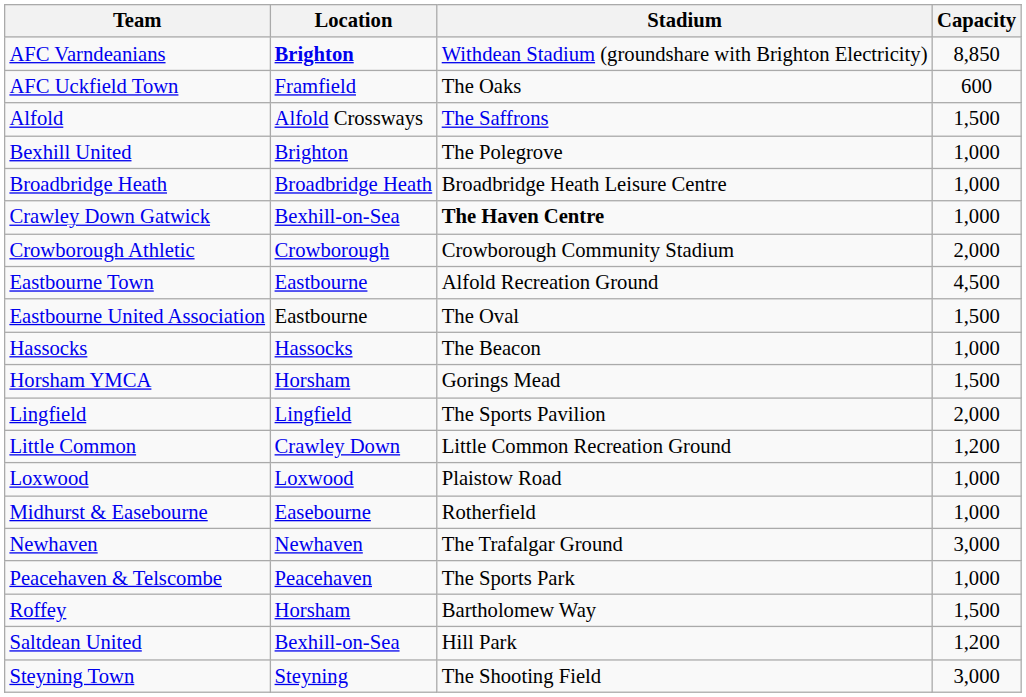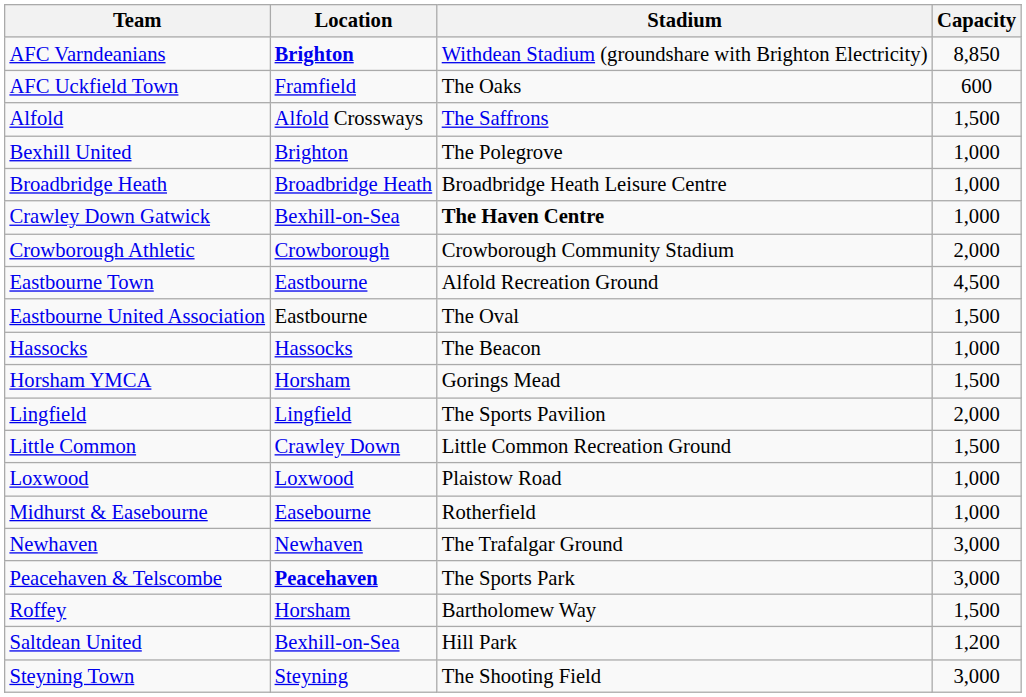(977, 446) 1,200 -> (977, 446) 1,500
(323, 577) normal -> (326, 577) bold
(977, 577) 1,000 -> (977, 577) 3,000
